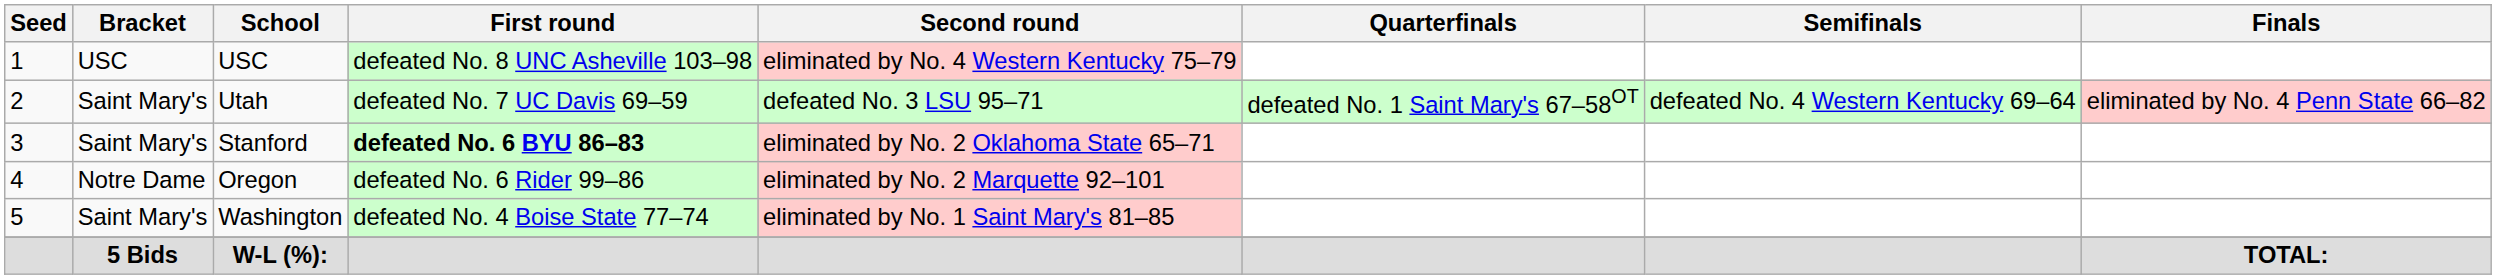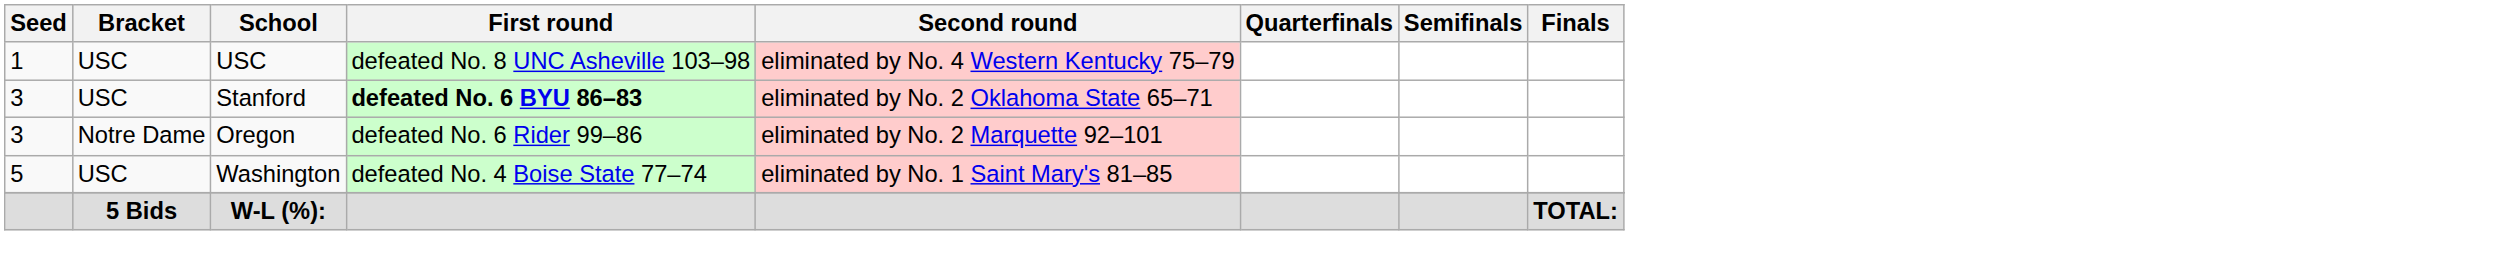- row: (243, 101)
(142, 142) Saint Mary's -> (103, 98) USC
(17, 179) 4 -> (17, 135) 3
(142, 217) Saint Mary's -> (103, 173) USC
